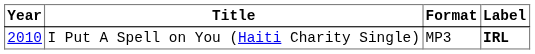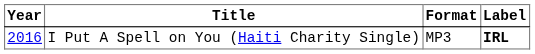(25, 38) 2010 -> (25, 38) 2016
